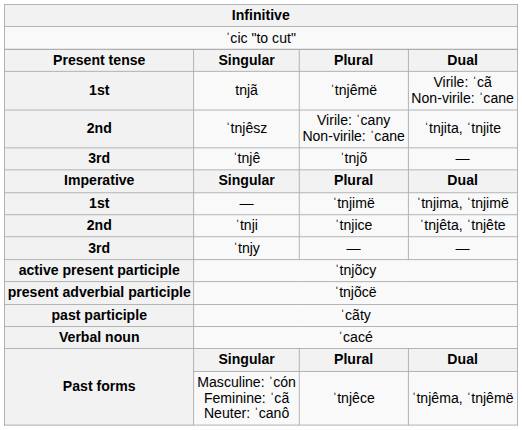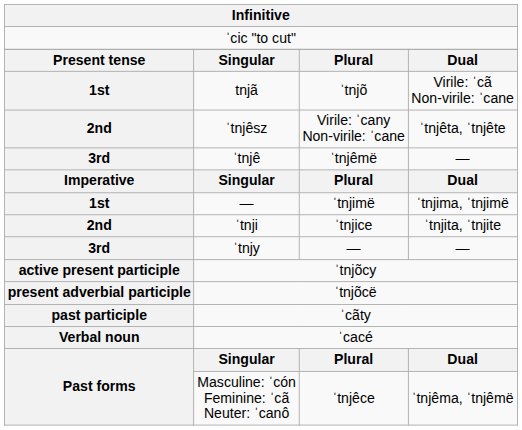(354, 90) ˈtnjêmë -> (354, 90) ˈtnjõ
(463, 128) ˈtnjita, ˈtnjite -> (463, 128) ˈtnjêta, ˈtnjête
(354, 158) ˈtnjõ -> (354, 158) ˈtnjêmë
(463, 225) ˈtnjêta, ˈtnjête -> (463, 225) ˈtnjita, ˈtnjite
